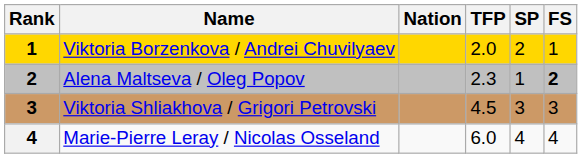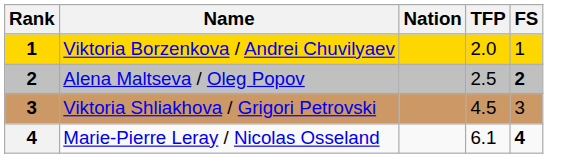- column: (527, 19)
(483, 78) 2.3 -> (483, 78) 2.5
(483, 138) 6.0 -> (483, 138) 6.1
(553, 138) normal -> (520, 138) bold
